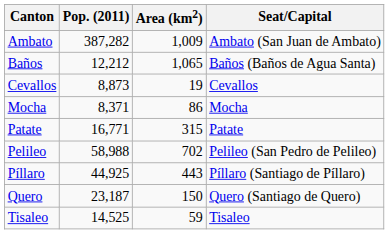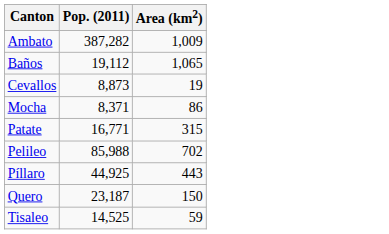- column: (295, 17)
(110, 63) 12,212 -> (110, 63) 19,112
(110, 151) 58,988 -> (110, 151) 85,988
